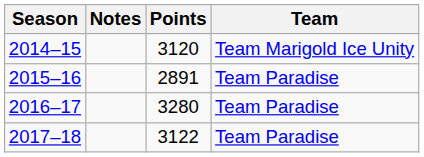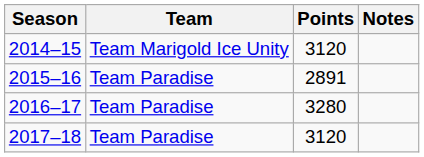columns swapped: (315, 19) <-> (115, 19)
(178, 136) 3122 -> (326, 136) 3120
